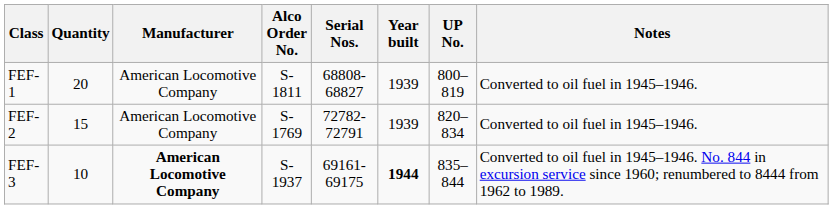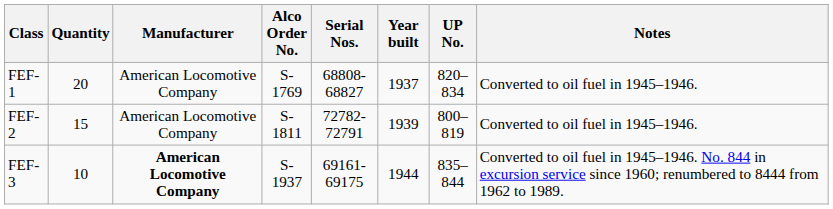(287, 83) S-1811 -> (287, 83) S-1769
(403, 83) 1939 -> (403, 83) 1937
(453, 83) 800–819 -> (453, 83) 820–834
(287, 124) S-1769 -> (287, 124) S-1811
(453, 124) 820–834 -> (453, 124) 800–819
(403, 174) bold -> (403, 174) normal
